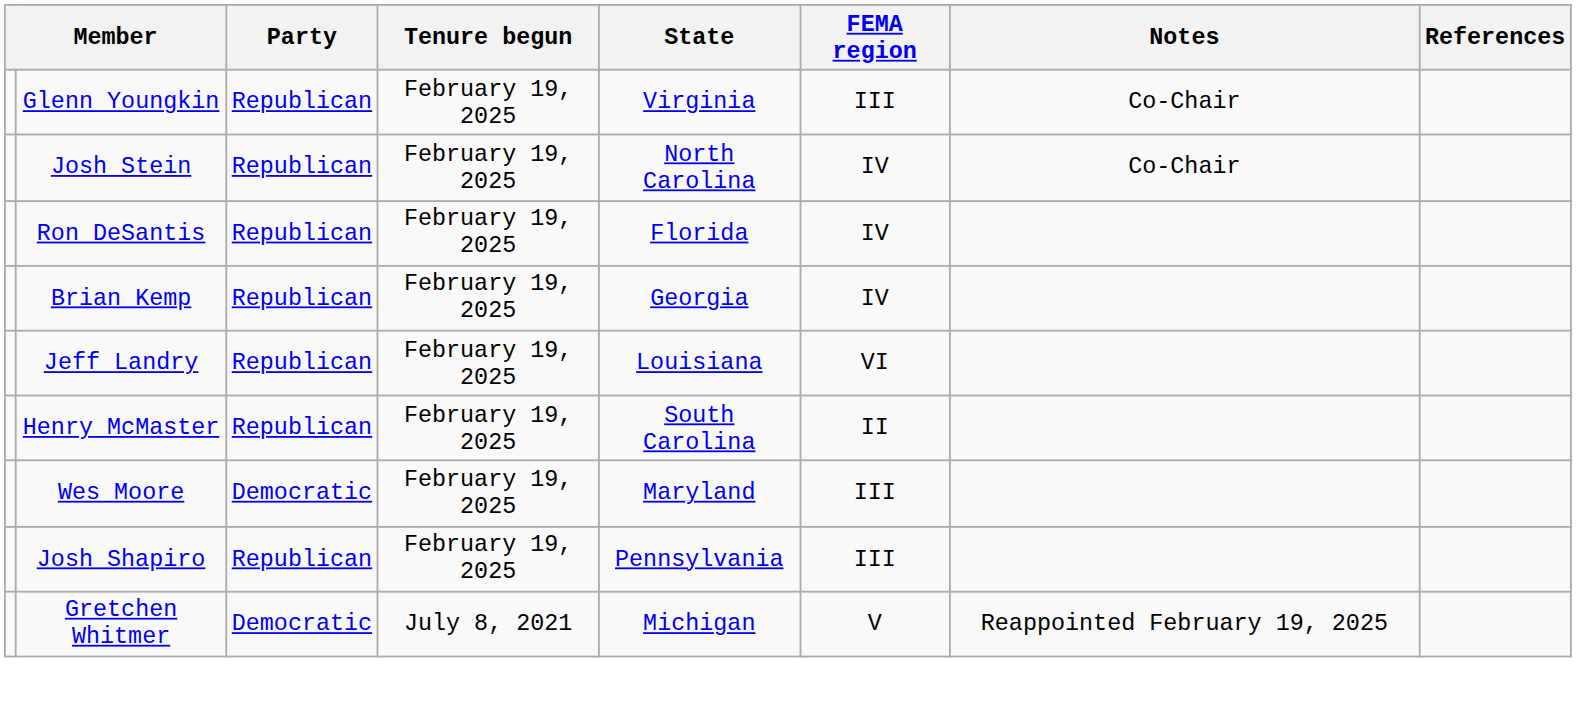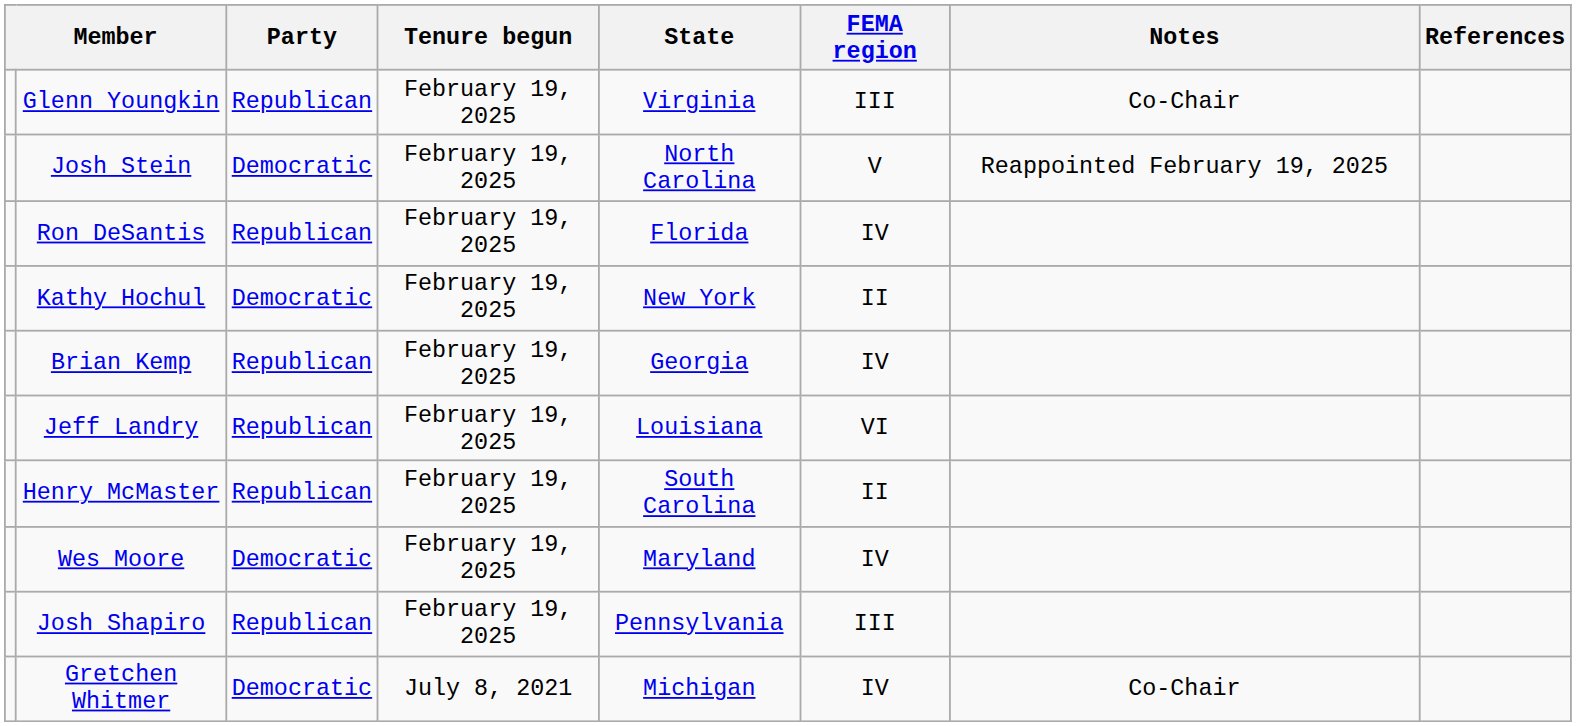(302, 168) Republican -> (302, 168) Democratic
(875, 168) IV -> (875, 168) V
(1184, 168) Co-Chair -> (1184, 168) Reappointed February 19, 2025
+ row: (121, 298)
(875, 493) III -> (875, 559) IV
(875, 624) V -> (875, 689) IV
(1184, 624) Reappointed February 19, 2025 -> (1184, 689) Co-Chair
